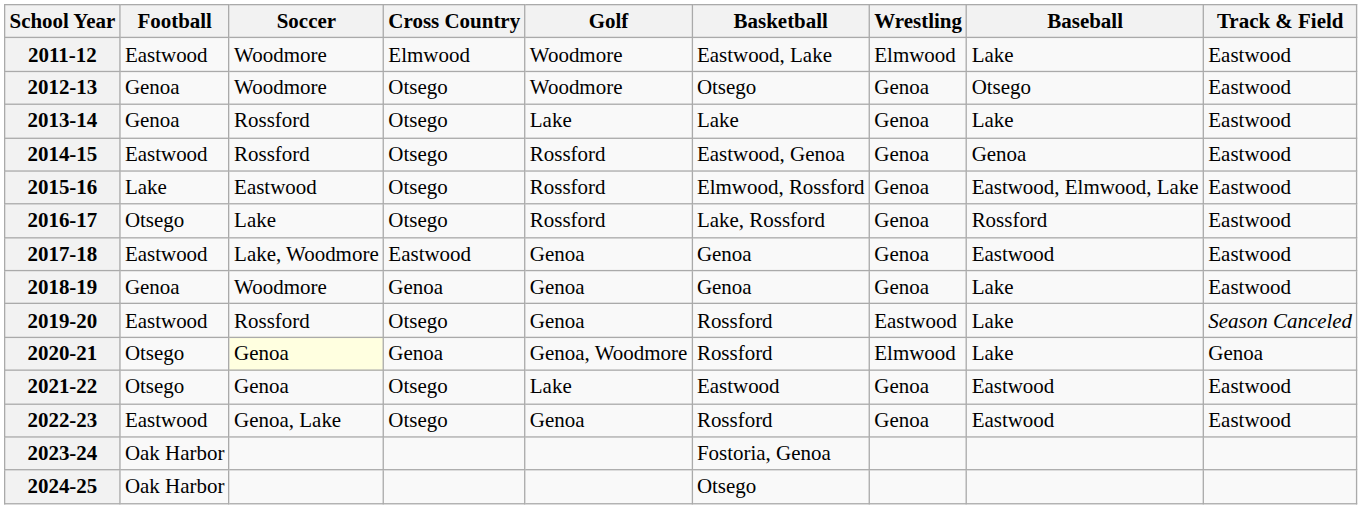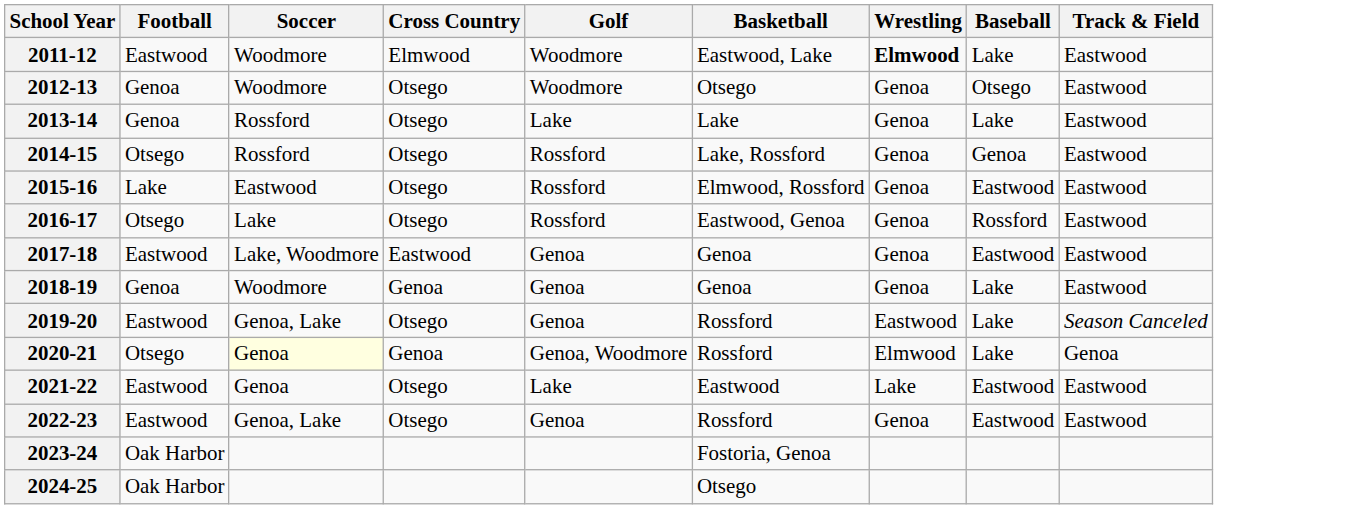(915, 54) normal -> (917, 54) bold
(166, 154) Eastwood -> (155, 154) Otsego
(771, 154) Eastwood, Genoa -> (761, 154) Lake, Rossford
(1085, 187) Eastwood, Elmwood, Lake -> (1013, 187) Eastwood
(761, 220) Lake, Rossford -> (771, 220) Eastwood, Genoa
(272, 320) Rossford -> (288, 320) Genoa, Lake
(155, 386) Otsego -> (166, 386) Eastwood
(902, 386) Genoa -> (895, 386) Lake
